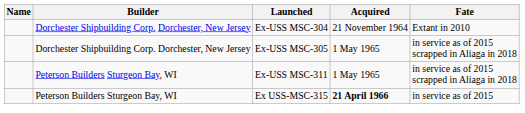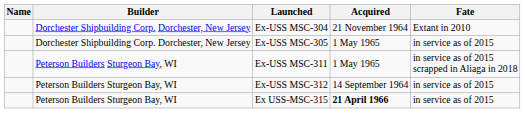(465, 48) in service as of 2015 scrapped in Aliaga in 2018 -> (453, 43) in service as of 2015
+ row: (292, 85)
